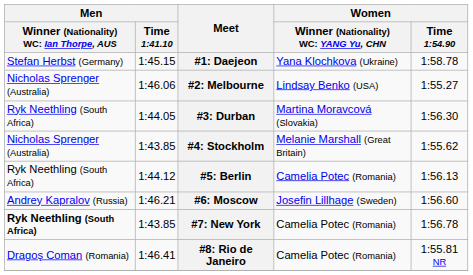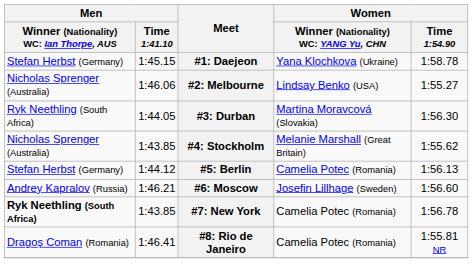(57, 176) Ryk Neethling (South Africa) -> (65, 170) Stefan Herbst (Germany)
